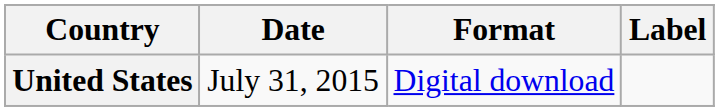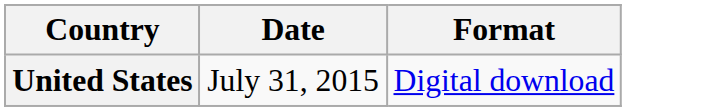- column: (668, 29)
